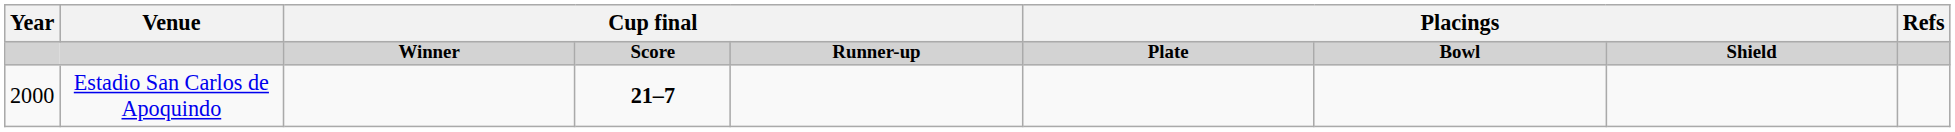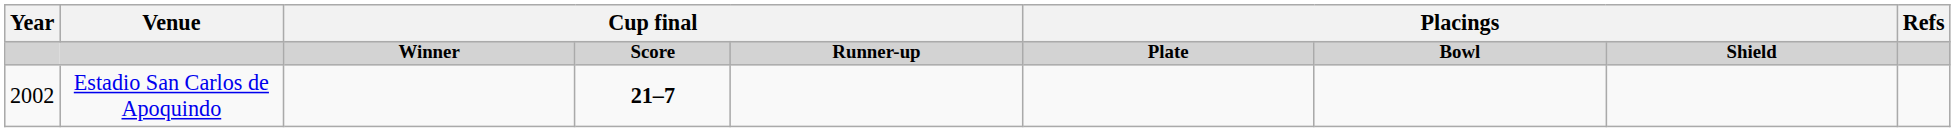(32, 95) 2000 -> (32, 95) 2002
